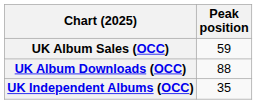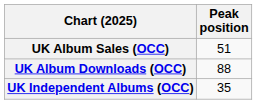(224, 48) 59 -> (224, 48) 51
